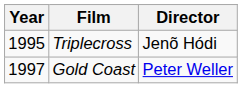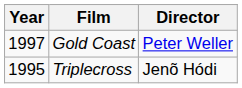rows swapped: (92, 43) <-> (94, 69)
